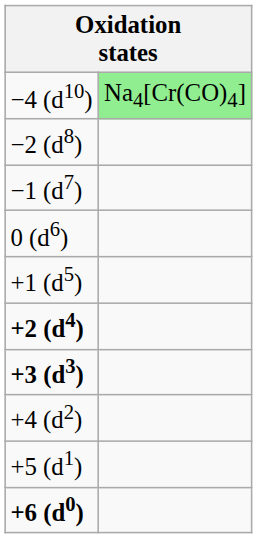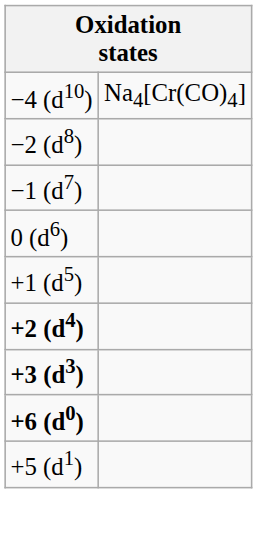(175, 95) lightgreen background -> (175, 95) no background
- row: (46, 417)
rows swapped: (46, 463) <-> (47, 509)
